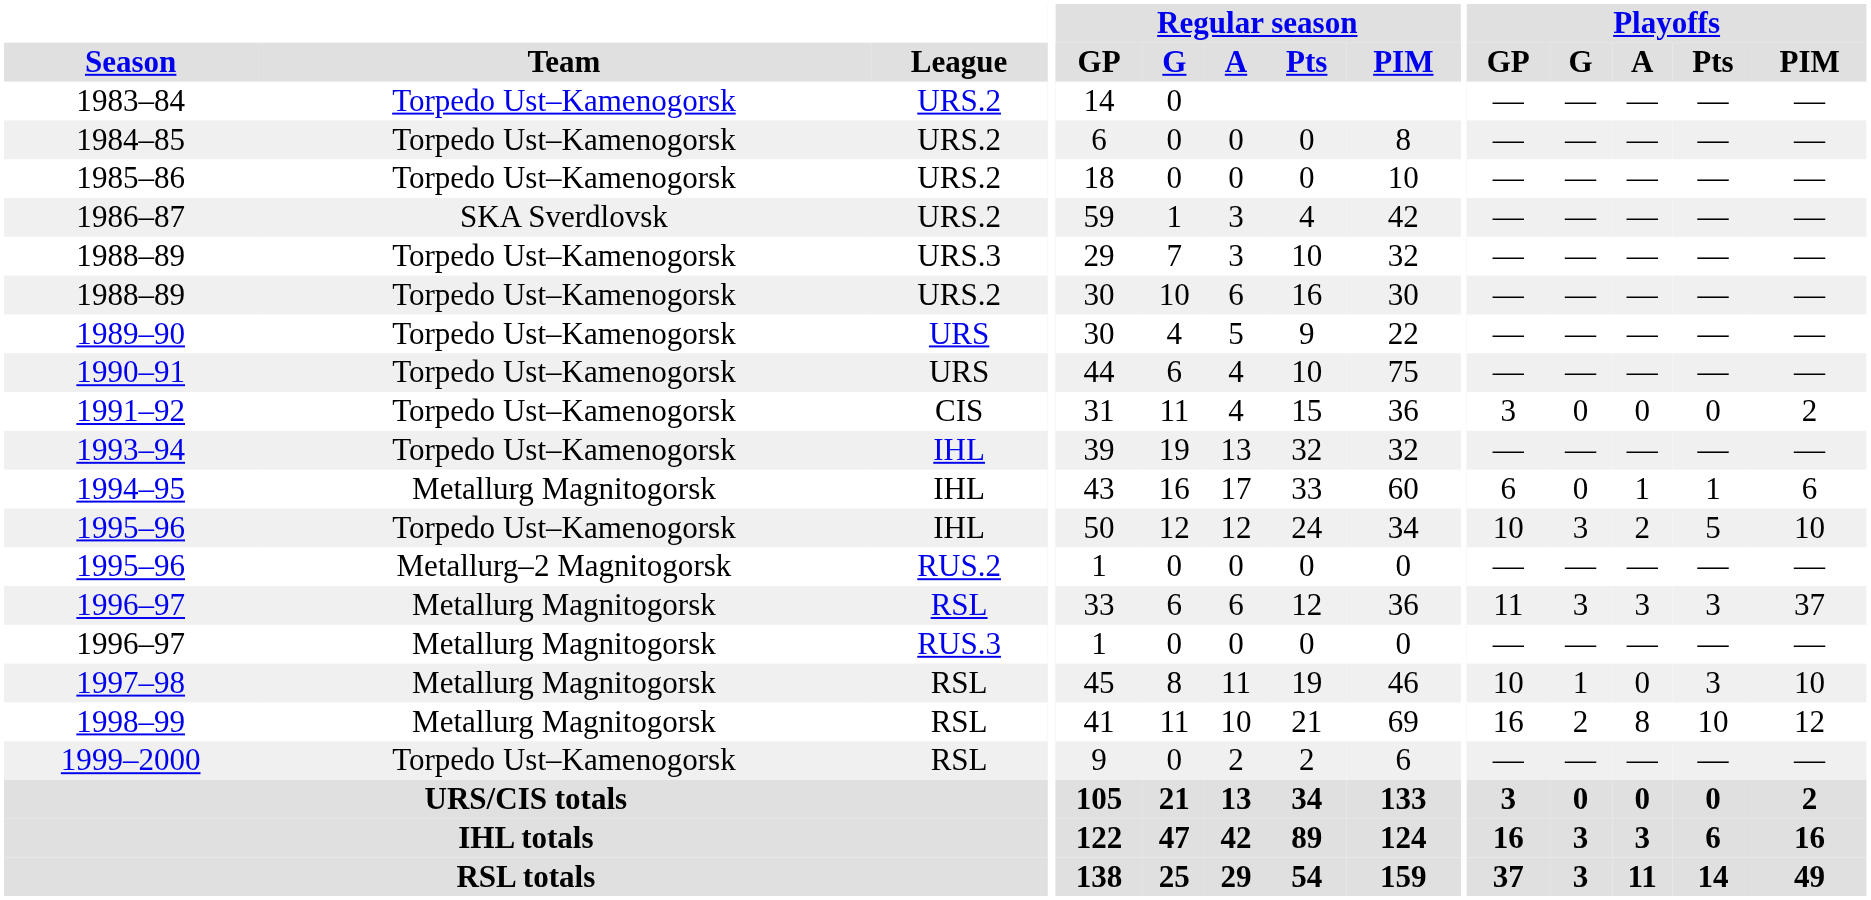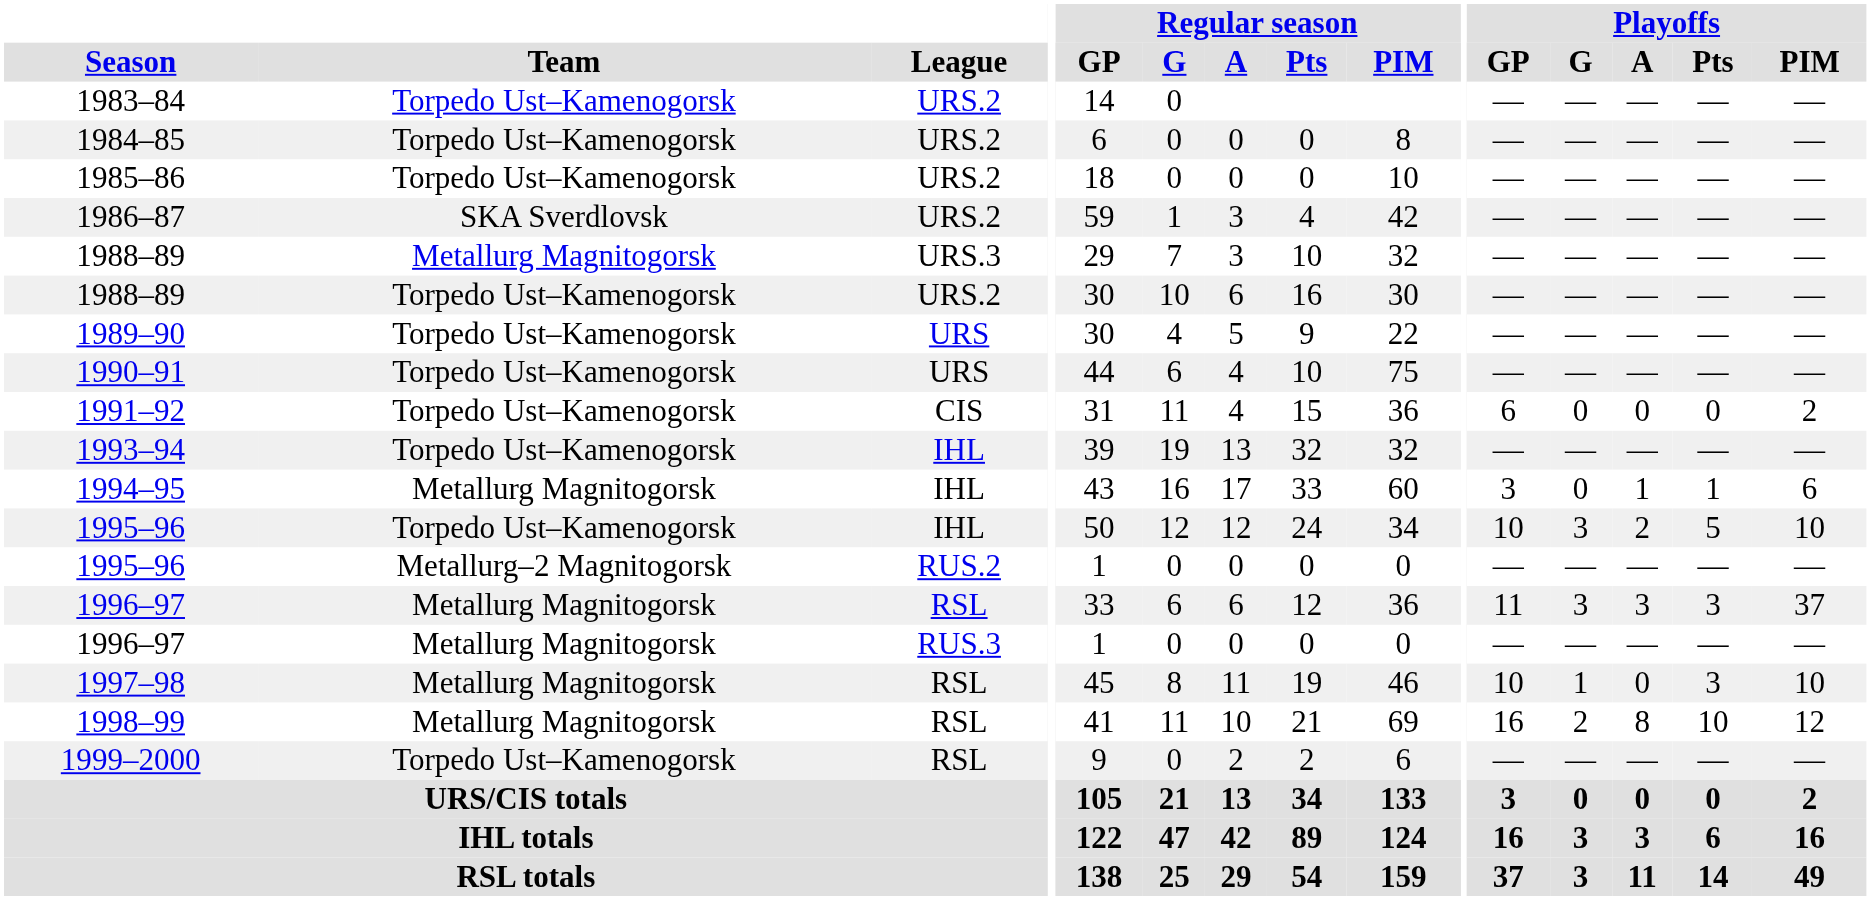(564, 255) Torpedo Ust–Kamenogorsk -> (564, 255) Metallurg Magnitogorsk
(1508, 410) 3 -> (1508, 410) 6
(1508, 488) 6 -> (1508, 488) 3
